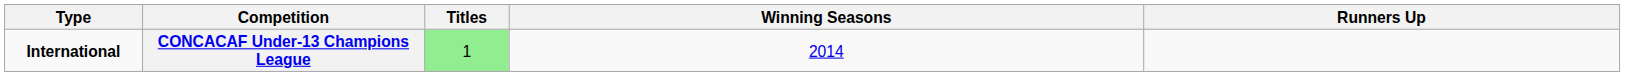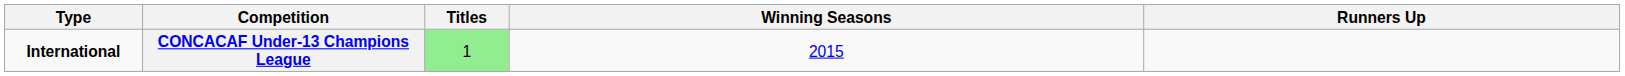(826, 51) 2014 -> (826, 51) 2015
